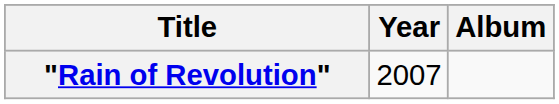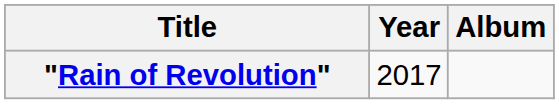(409, 74) 2007 -> (409, 74) 2017
